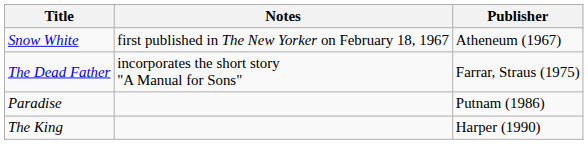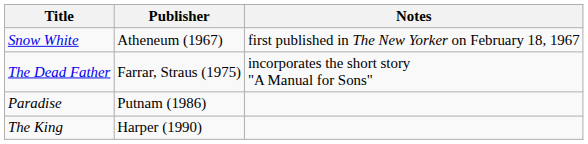columns swapped: (518, 16) <-> (283, 16)
